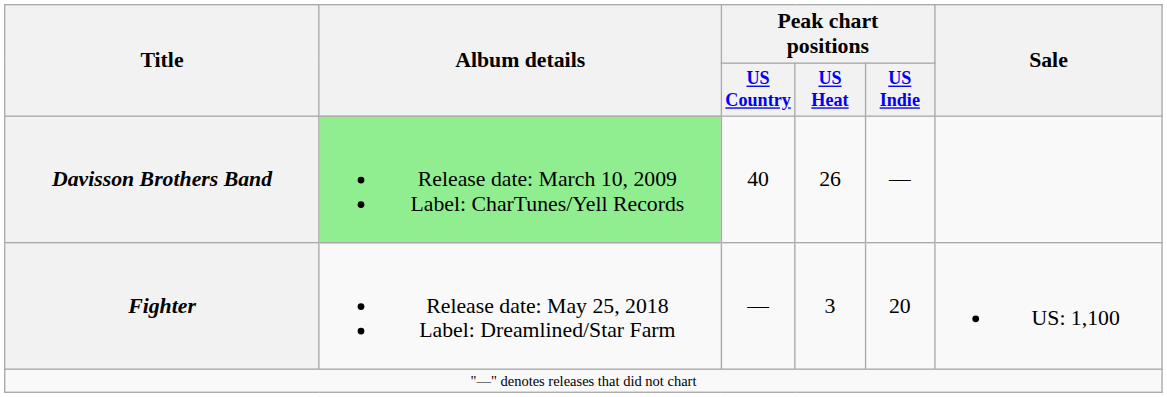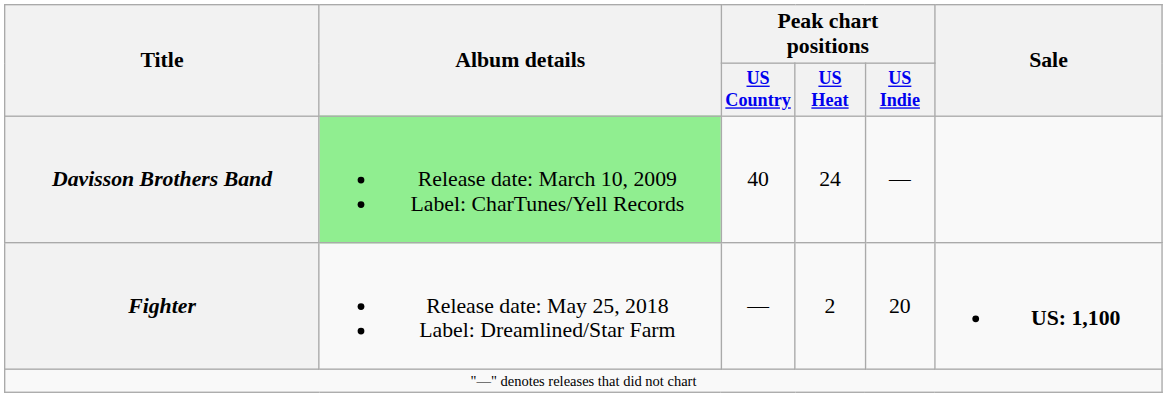(830, 179) 26 -> (830, 179) 24
(830, 306) 3 -> (830, 306) 2
(1049, 318) normal -> (1049, 318) bold
